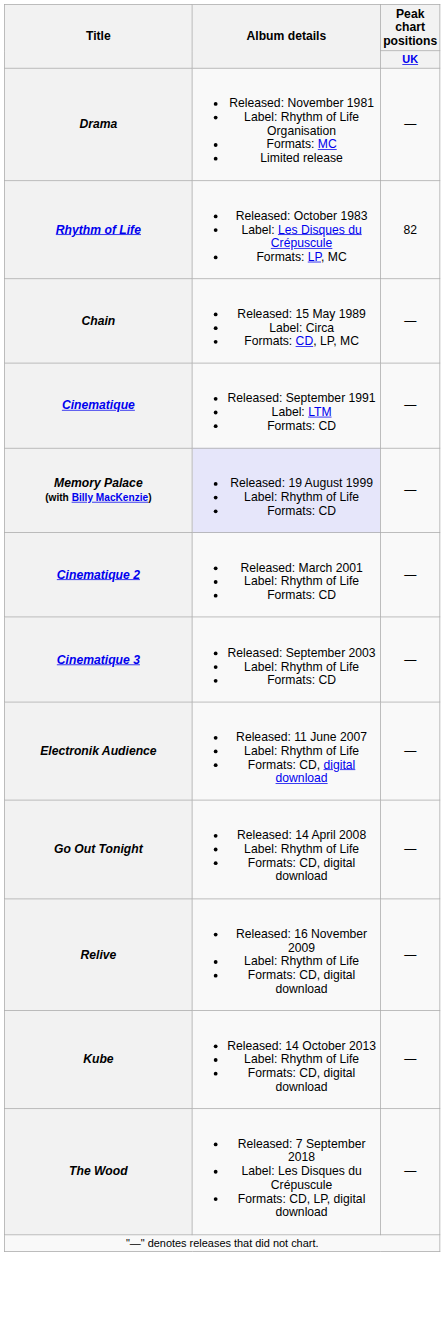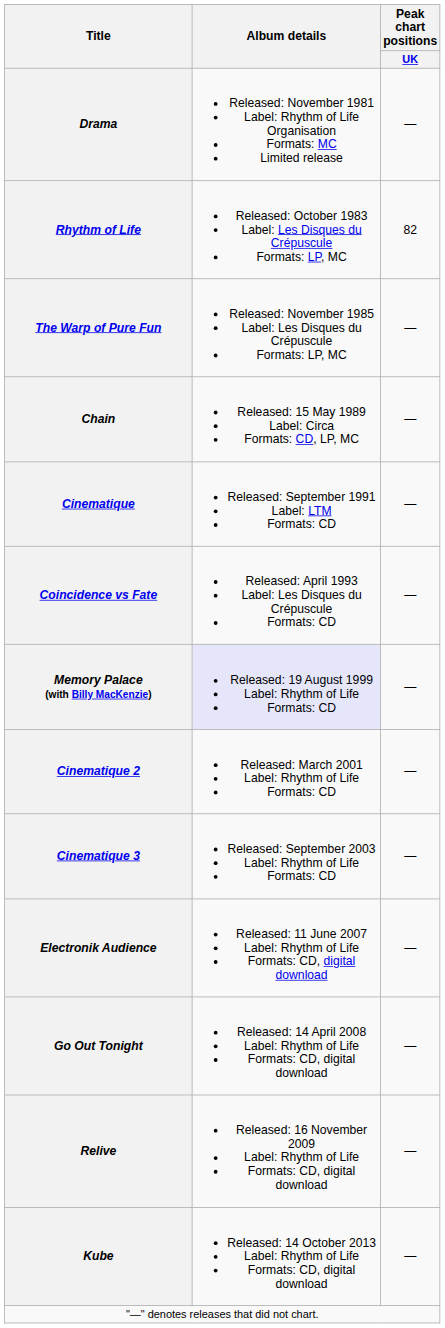+ row: (98, 327)
+ row: (98, 595)
- row: (98, 1171)
